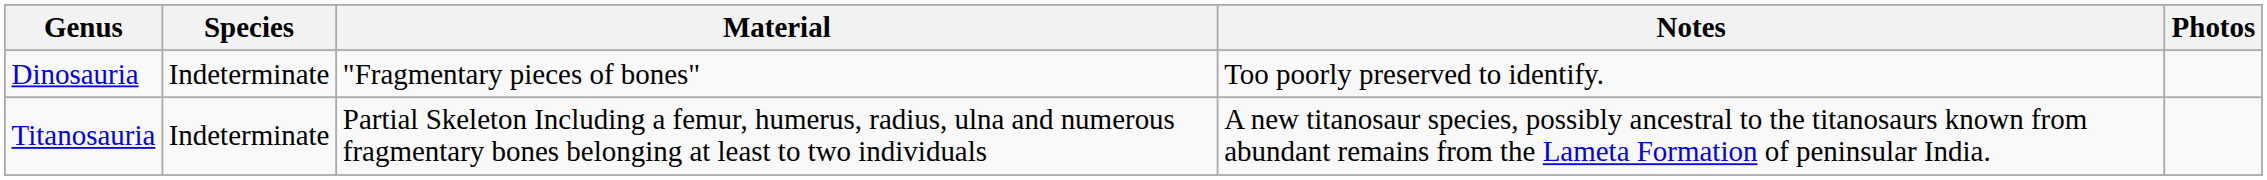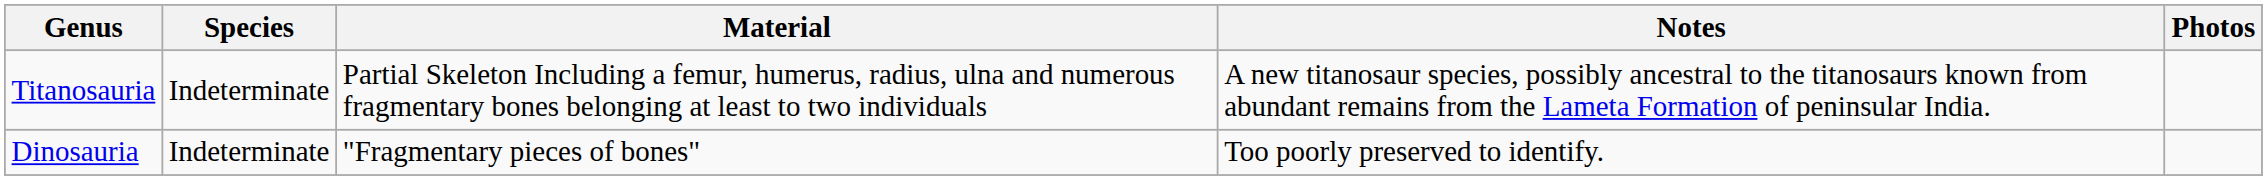rows swapped: (83, 135) <-> (75, 73)
